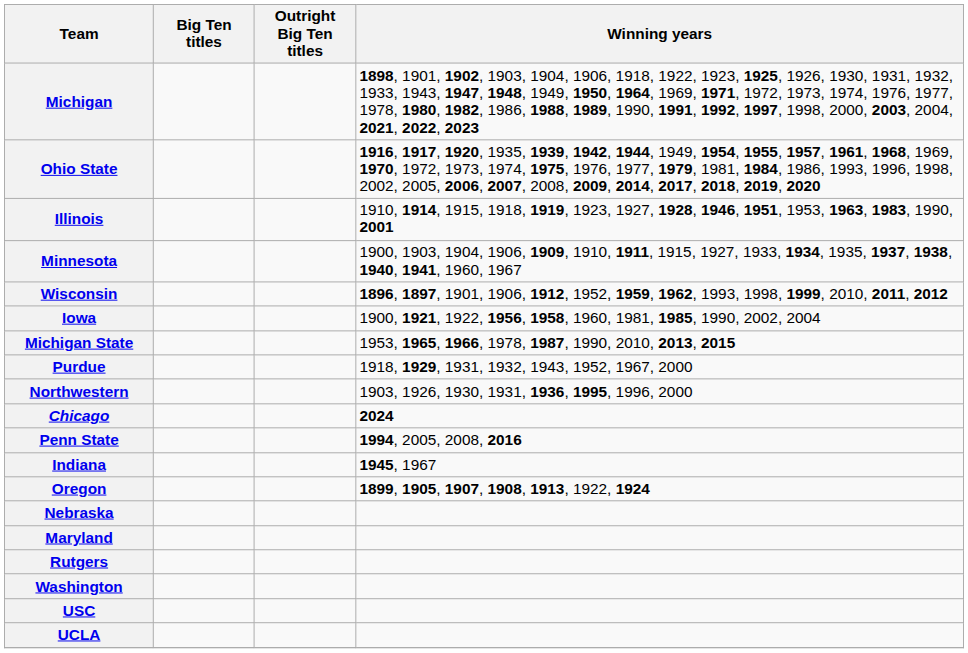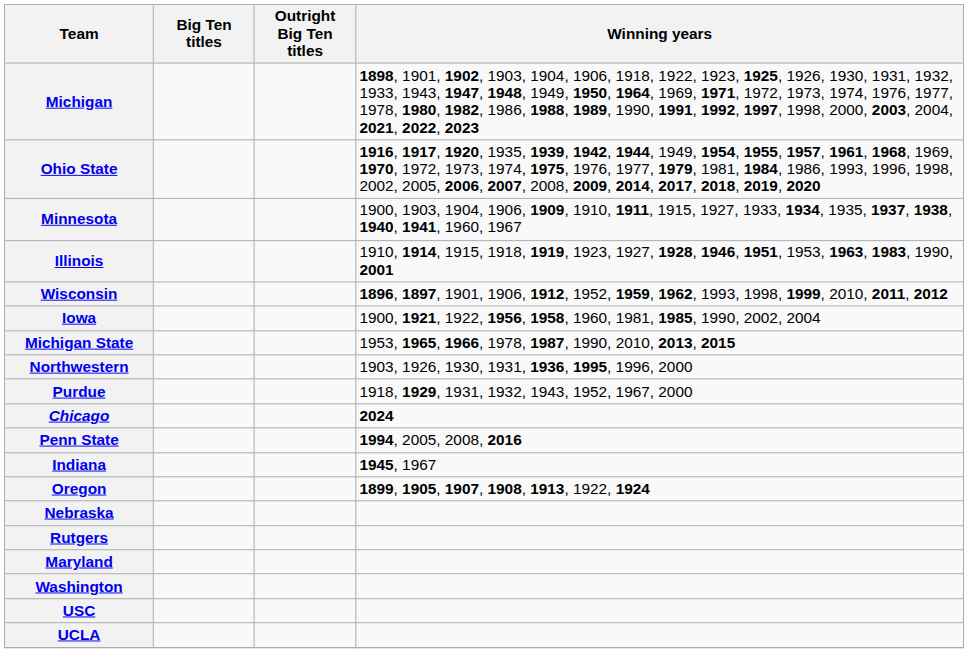rows swapped: (79, 260) <-> (79, 219)
rows swapped: (79, 391) <-> (79, 367)
rows swapped: (79, 537) <-> (79, 561)
